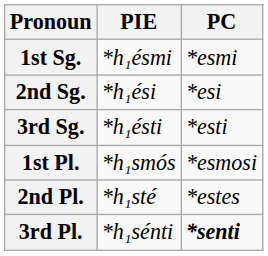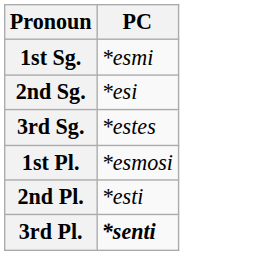- column: (139, 22)
(207, 127) *esti -> (129, 127) *estes
(213, 197) *estes -> (123, 197) *esti
